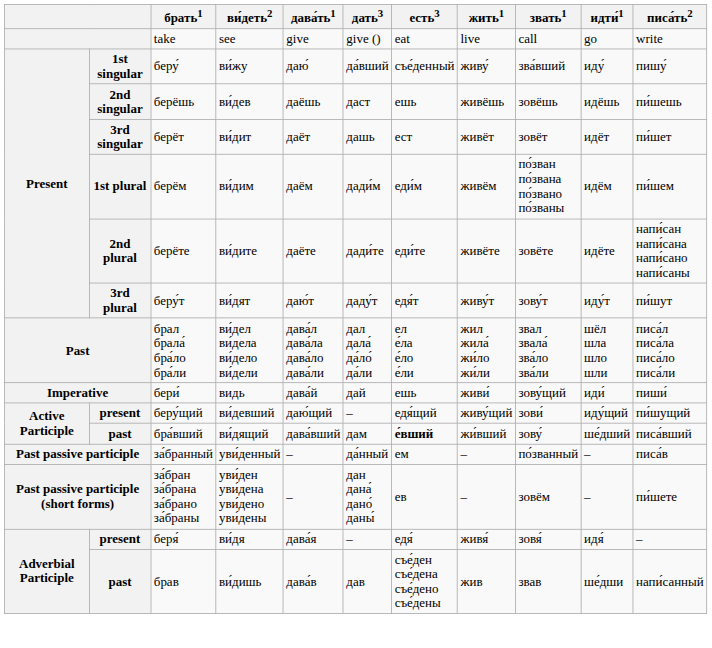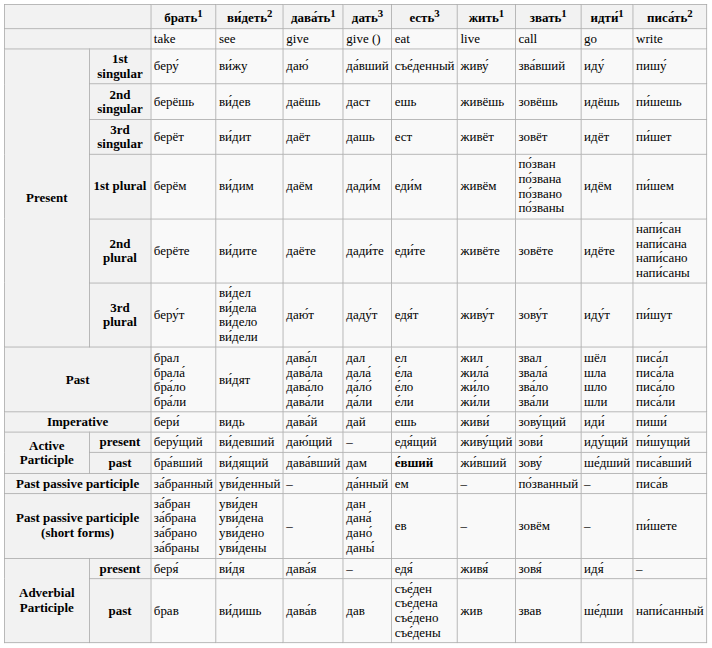(235, 300) ви́дят -> (238, 315) ви́дел ви́дела ви́дело ви́дели
(238, 350) ви́дел ви́дела ви́дело ви́дели -> (235, 379) ви́дят
